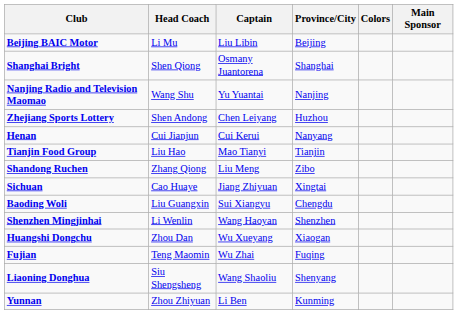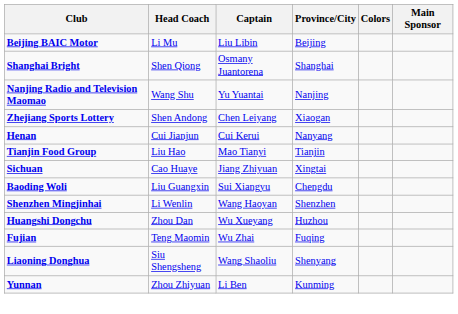(311, 118) Huzhou -> (313, 118) Xiaogan
- row: (47, 169)
(313, 238) Xiaogan -> (311, 221) Huzhou
